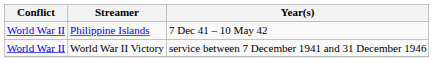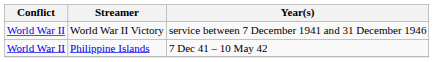rows swapped: (110, 30) <-> (117, 48)
